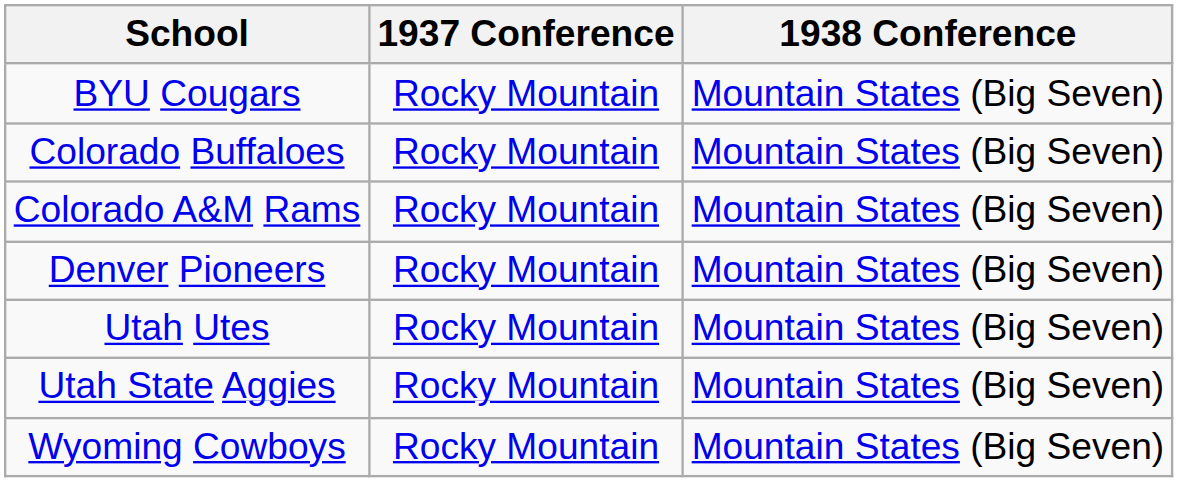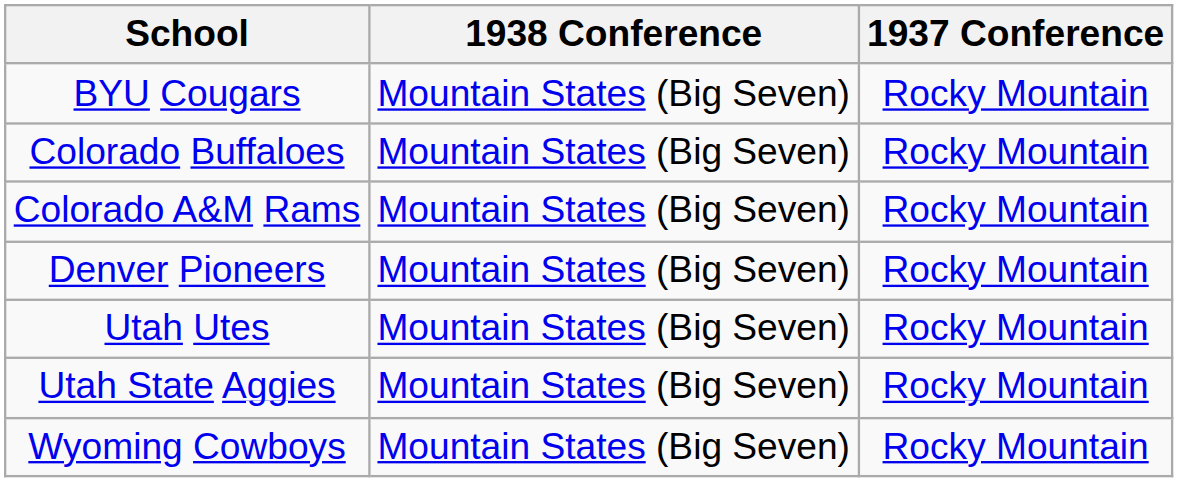columns swapped: (526, 33) <-> (928, 33)
